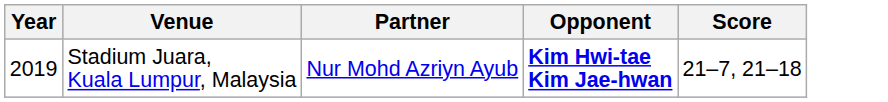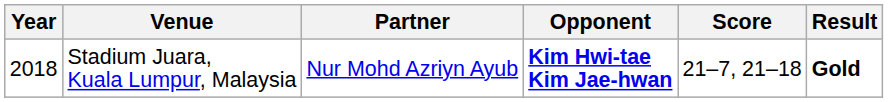+ column: (845, 22)
(34, 68) 2019 -> (34, 68) 2018
